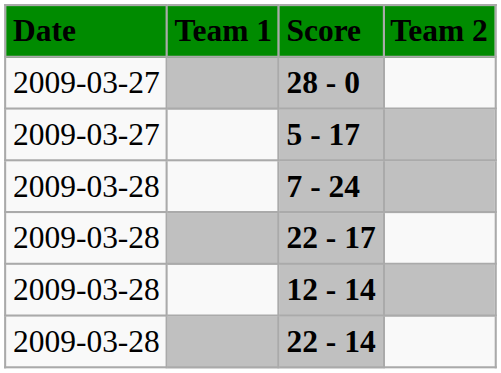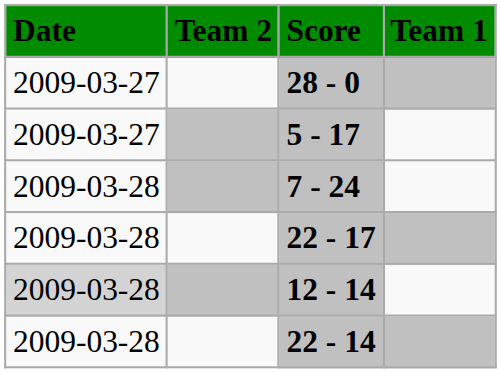columns swapped: (223, 30) <-> (439, 30)
(86, 289) no background -> (86, 289) lightgrey background
